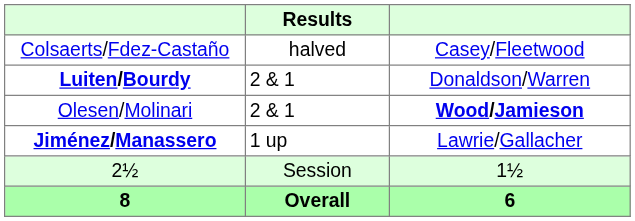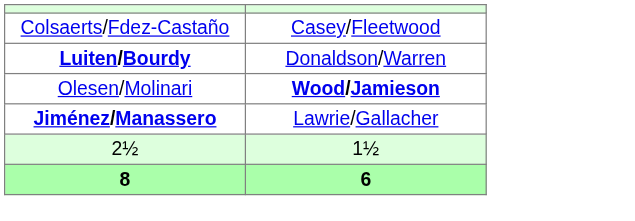- column: (317, 19)
